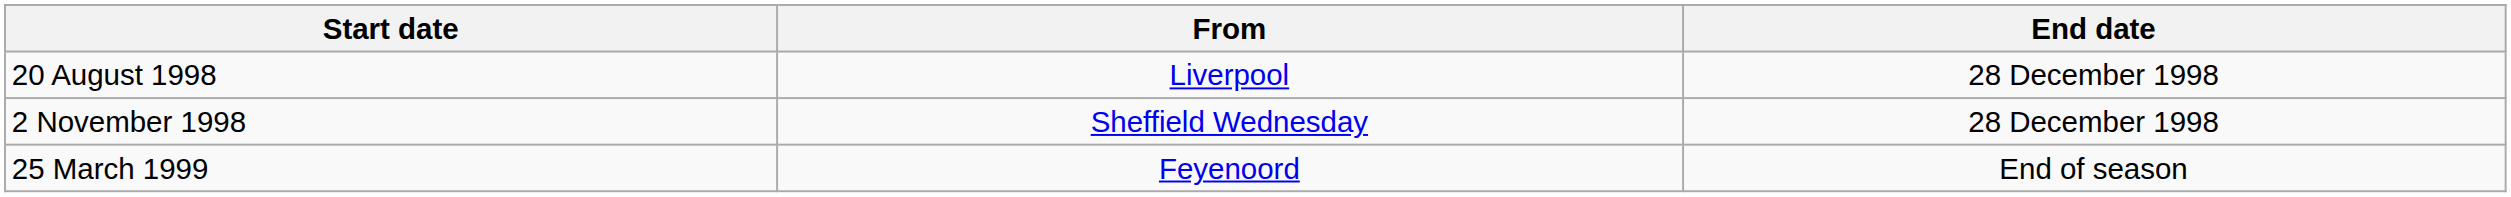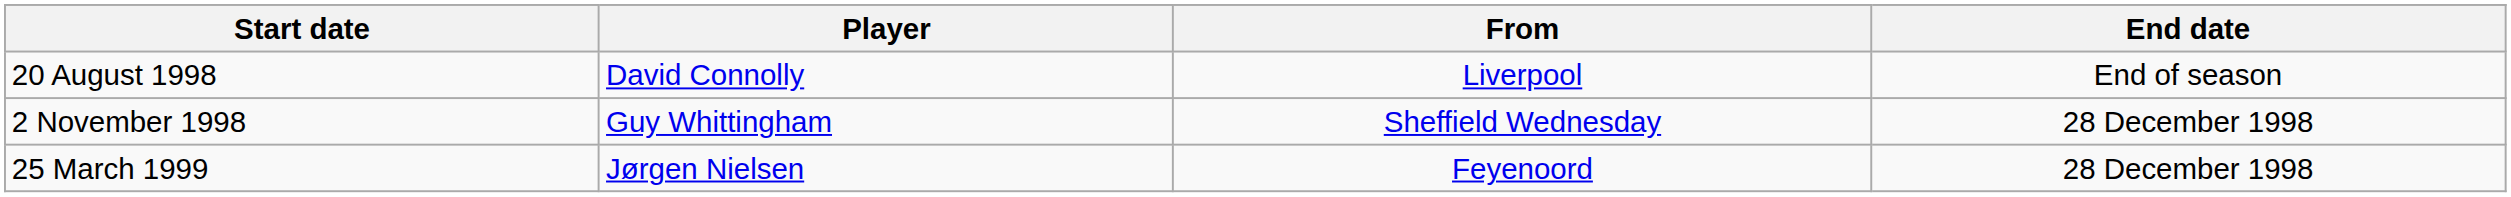+ column: (886, 28)
(2094, 75) 28 December 1998 -> (2188, 75) End of season
(2094, 169) End of season -> (2188, 169) 28 December 1998
